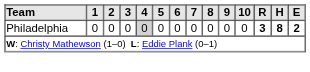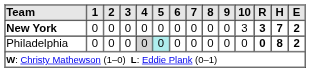+ row: (32, 28)
(161, 28) no background -> (161, 43) paleturquoise background
(262, 28) 3 -> (262, 43) 0
